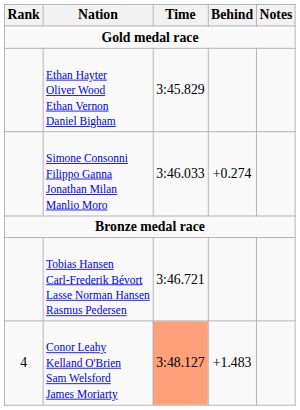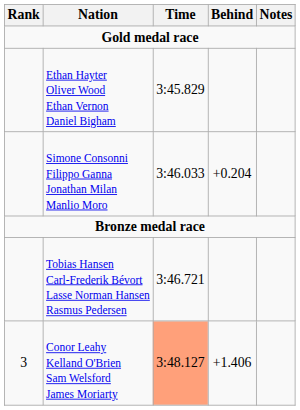(232, 173) +0.274 -> (232, 173) +0.204
(24, 363) 4 -> (24, 363) 3
(232, 363) +1.483 -> (232, 363) +1.406
